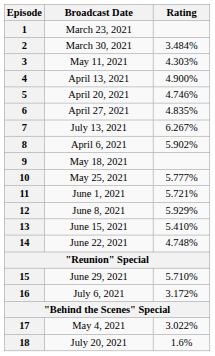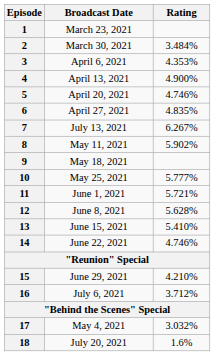(99, 62) May 11, 2021 -> (99, 62) April 6, 2021
(182, 62) 4.303% -> (182, 62) 4.353%
(99, 144) April 6, 2021 -> (99, 144) May 11, 2021
(182, 210) 5.929% -> (182, 210) 5.628%
(182, 243) 4.748% -> (182, 243) 4.746%
(182, 276) 5.710% -> (182, 276) 4.210%
(182, 293) 3.172% -> (182, 293) 3.712%
(182, 326) 3.022% -> (182, 326) 3.032%
